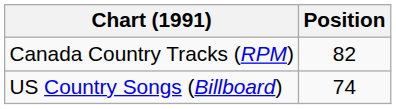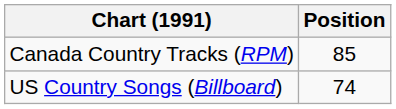(344, 53) 82 -> (344, 53) 85
